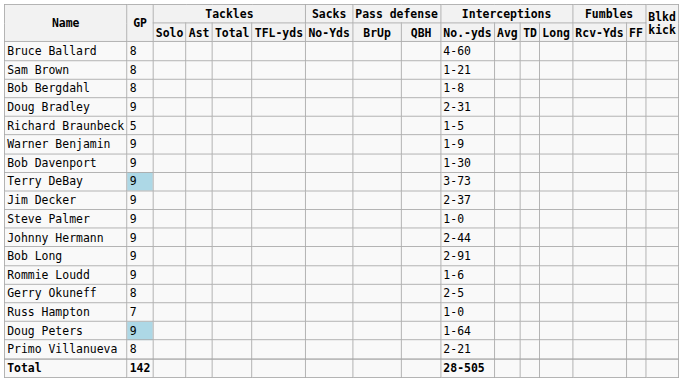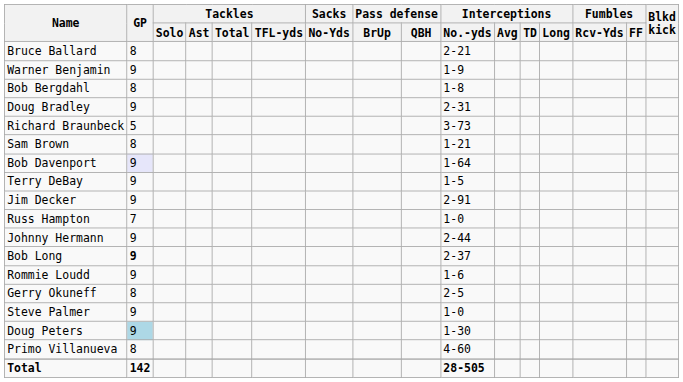(457, 51) 4-60 -> (457, 51) 2-21
rows swapped: (59, 144) <-> (38, 70)
(454, 126) 1-5 -> (457, 126) 3-73
(133, 163) no background -> (133, 163) lavender background
(457, 163) 1-30 -> (457, 163) 1-64
(133, 182) lightblue background -> (133, 182) no background
(457, 182) 3-73 -> (454, 182) 1-5
(457, 200) 2-37 -> (457, 200) 2-91
rows swapped: (48, 312) <-> (48, 219)
(133, 256) normal -> (133, 256) bold
(457, 256) 2-91 -> (457, 256) 2-37
(457, 331) 1-64 -> (457, 331) 1-30
(457, 349) 2-21 -> (457, 349) 4-60
